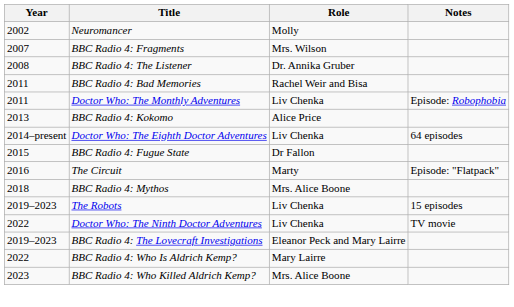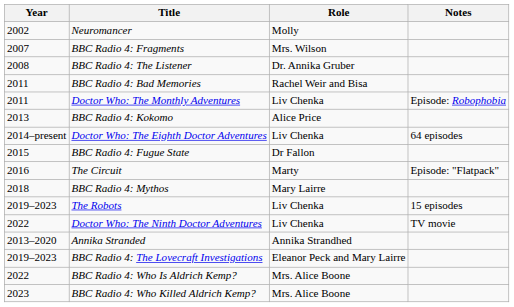(311, 188) Mrs. Alice Boone -> (299, 188) Mary Lairre
+ row: (108, 240)
(299, 258) Mary Lairre -> (311, 275) Mrs. Alice Boone
